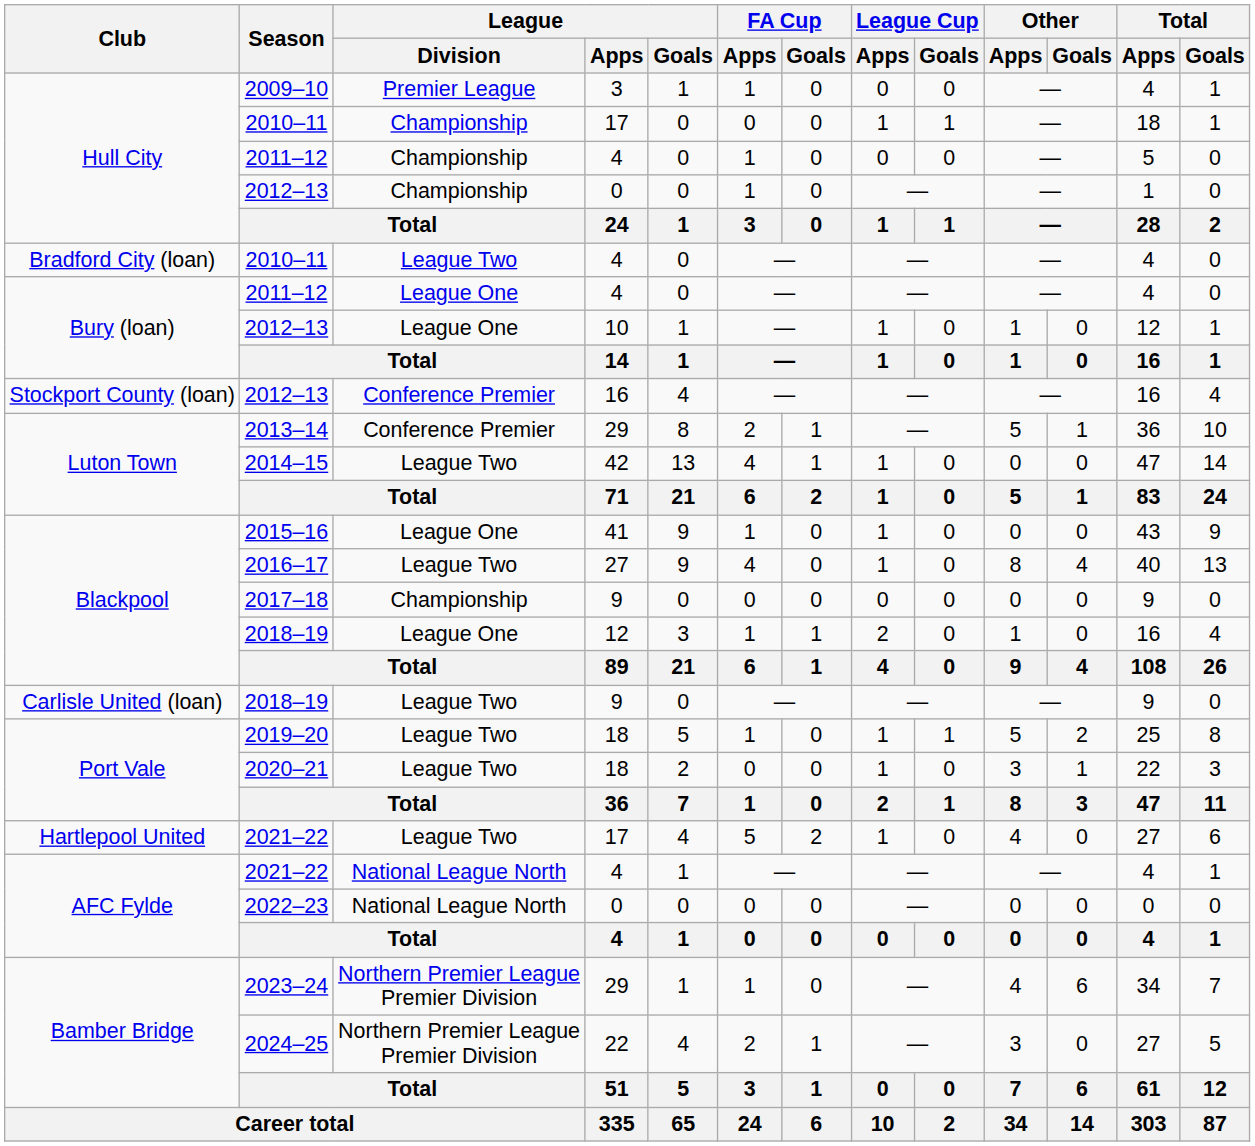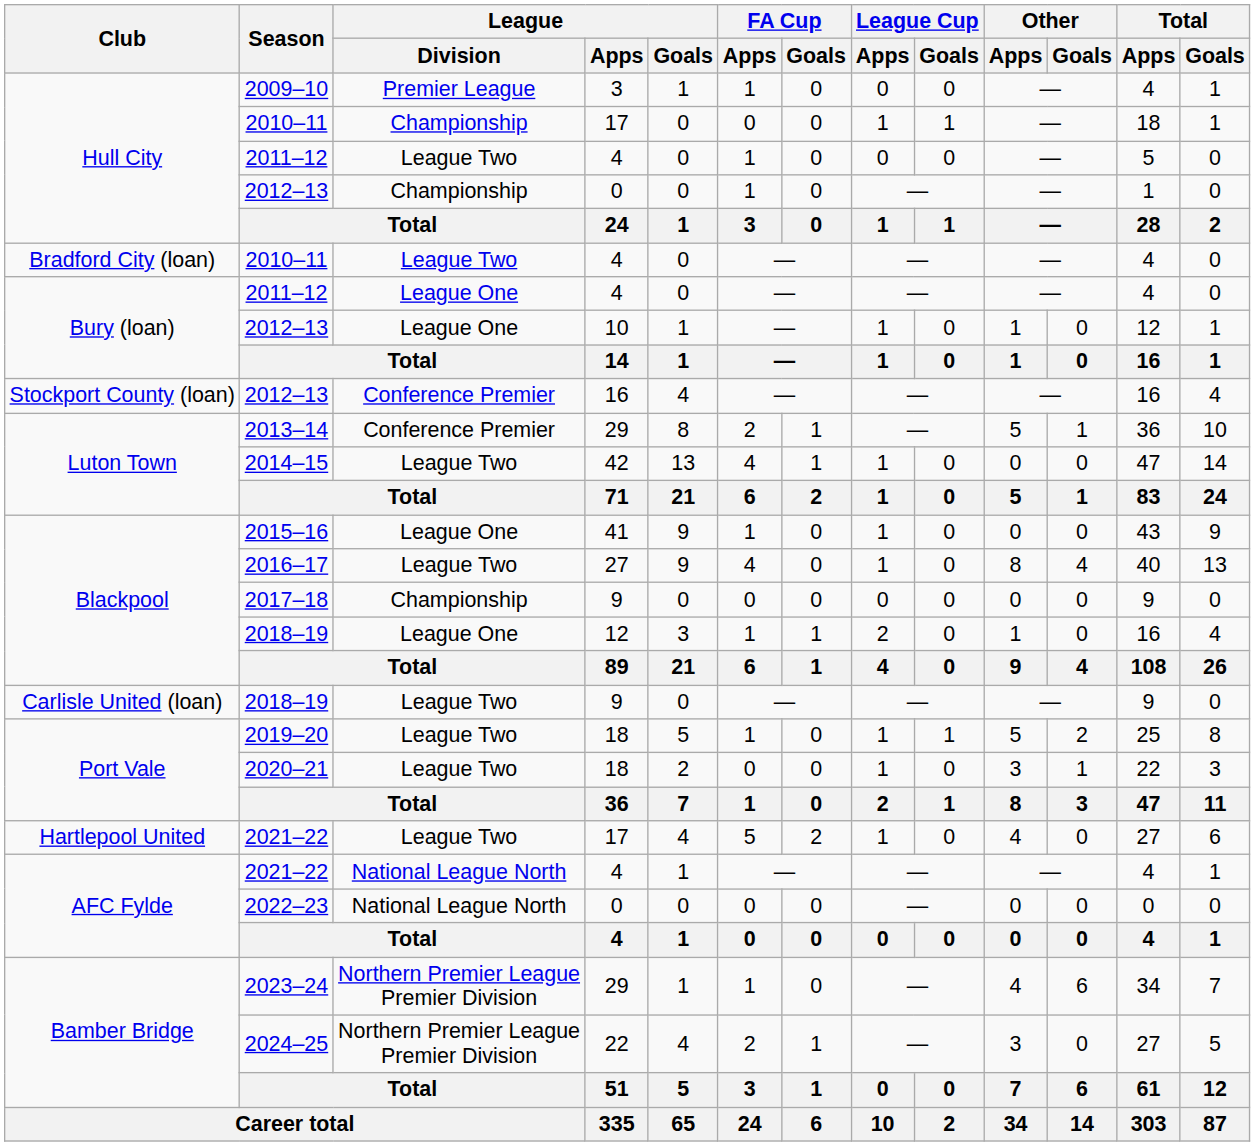(459, 157) Championship -> (459, 157) League Two
